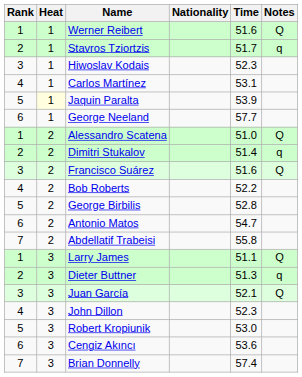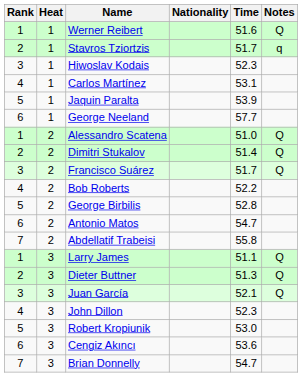(51, 100) lightyellow background -> (51, 100) no background
(279, 153) q -> (279, 153) Q
(246, 170) 51.6 -> (246, 170) 51.7
(279, 275) q -> (279, 275) Q
(246, 363) 57.4 -> (246, 363) 54.7
